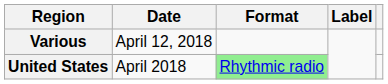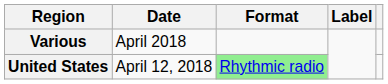(164, 41) April 12, 2018 -> (151, 41) April 2018
(151, 66) April 2018 -> (164, 66) April 12, 2018
